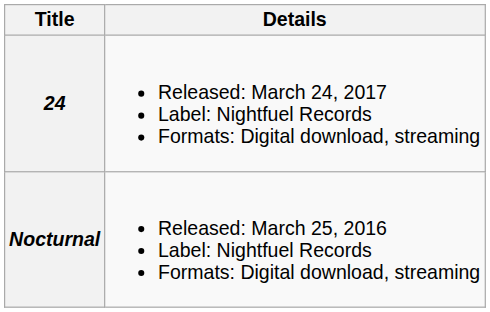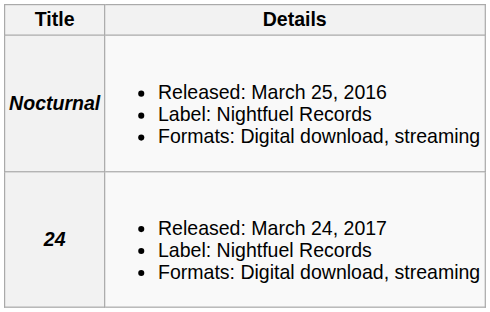rows swapped: (55, 239) <-> (55, 103)
